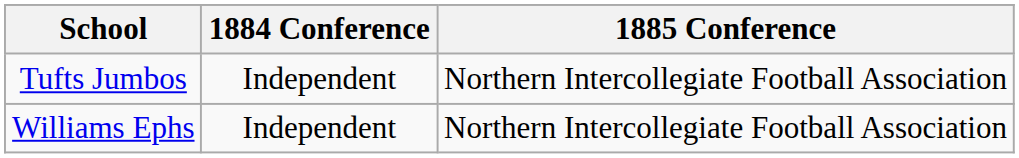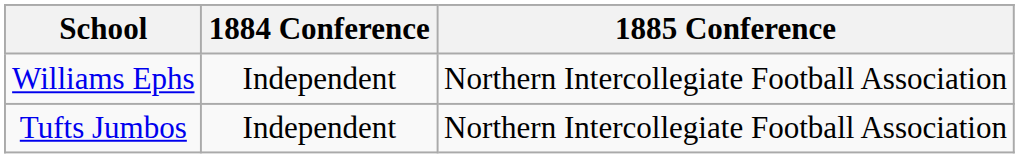rows swapped: (103, 127) <-> (103, 78)
